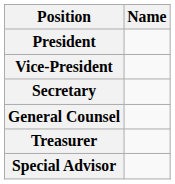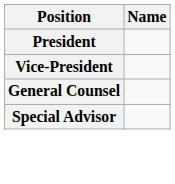- row: (64, 91)
- row: (64, 141)
